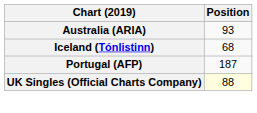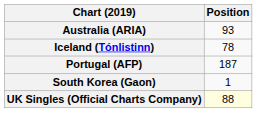(228, 47) 68 -> (228, 47) 78
+ row: (104, 82)
